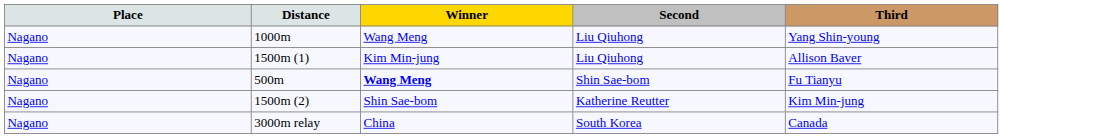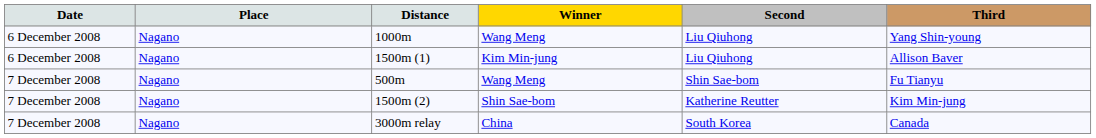+ column: (70, 15)
(397, 79) bold -> (513, 79) normal
